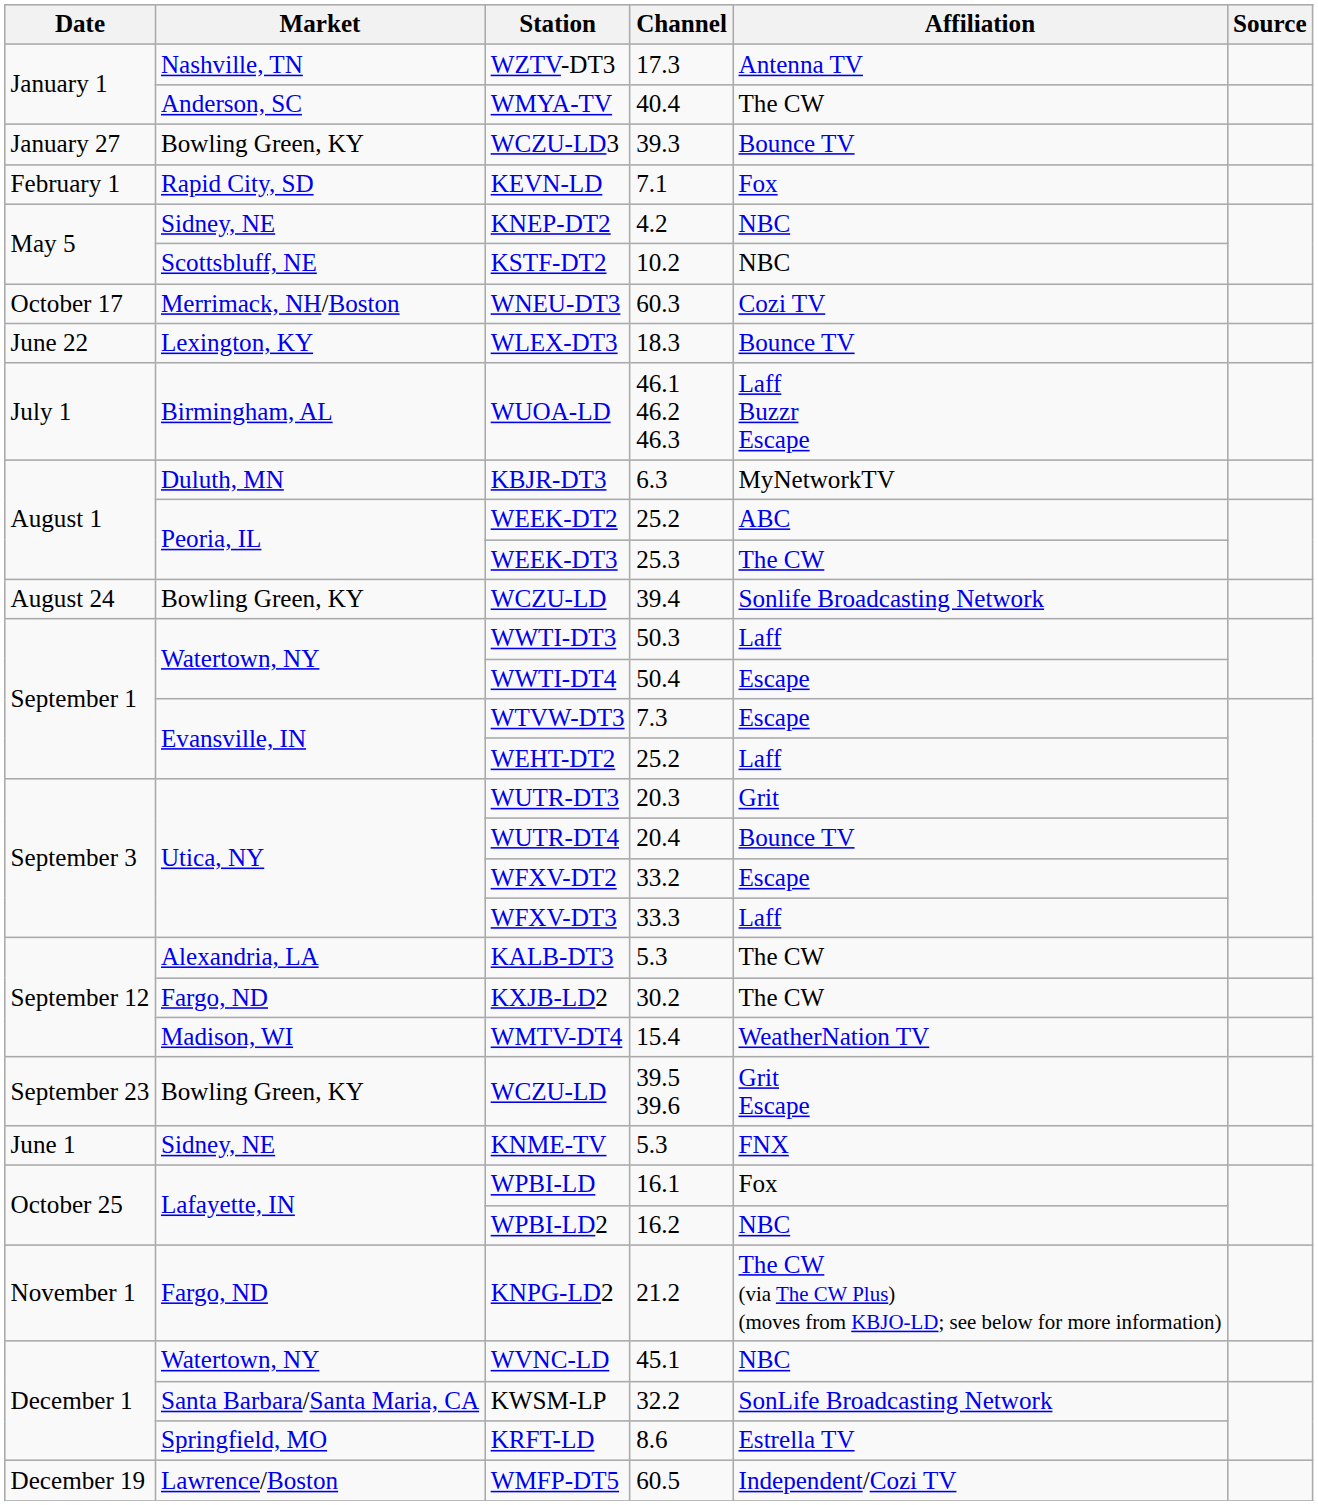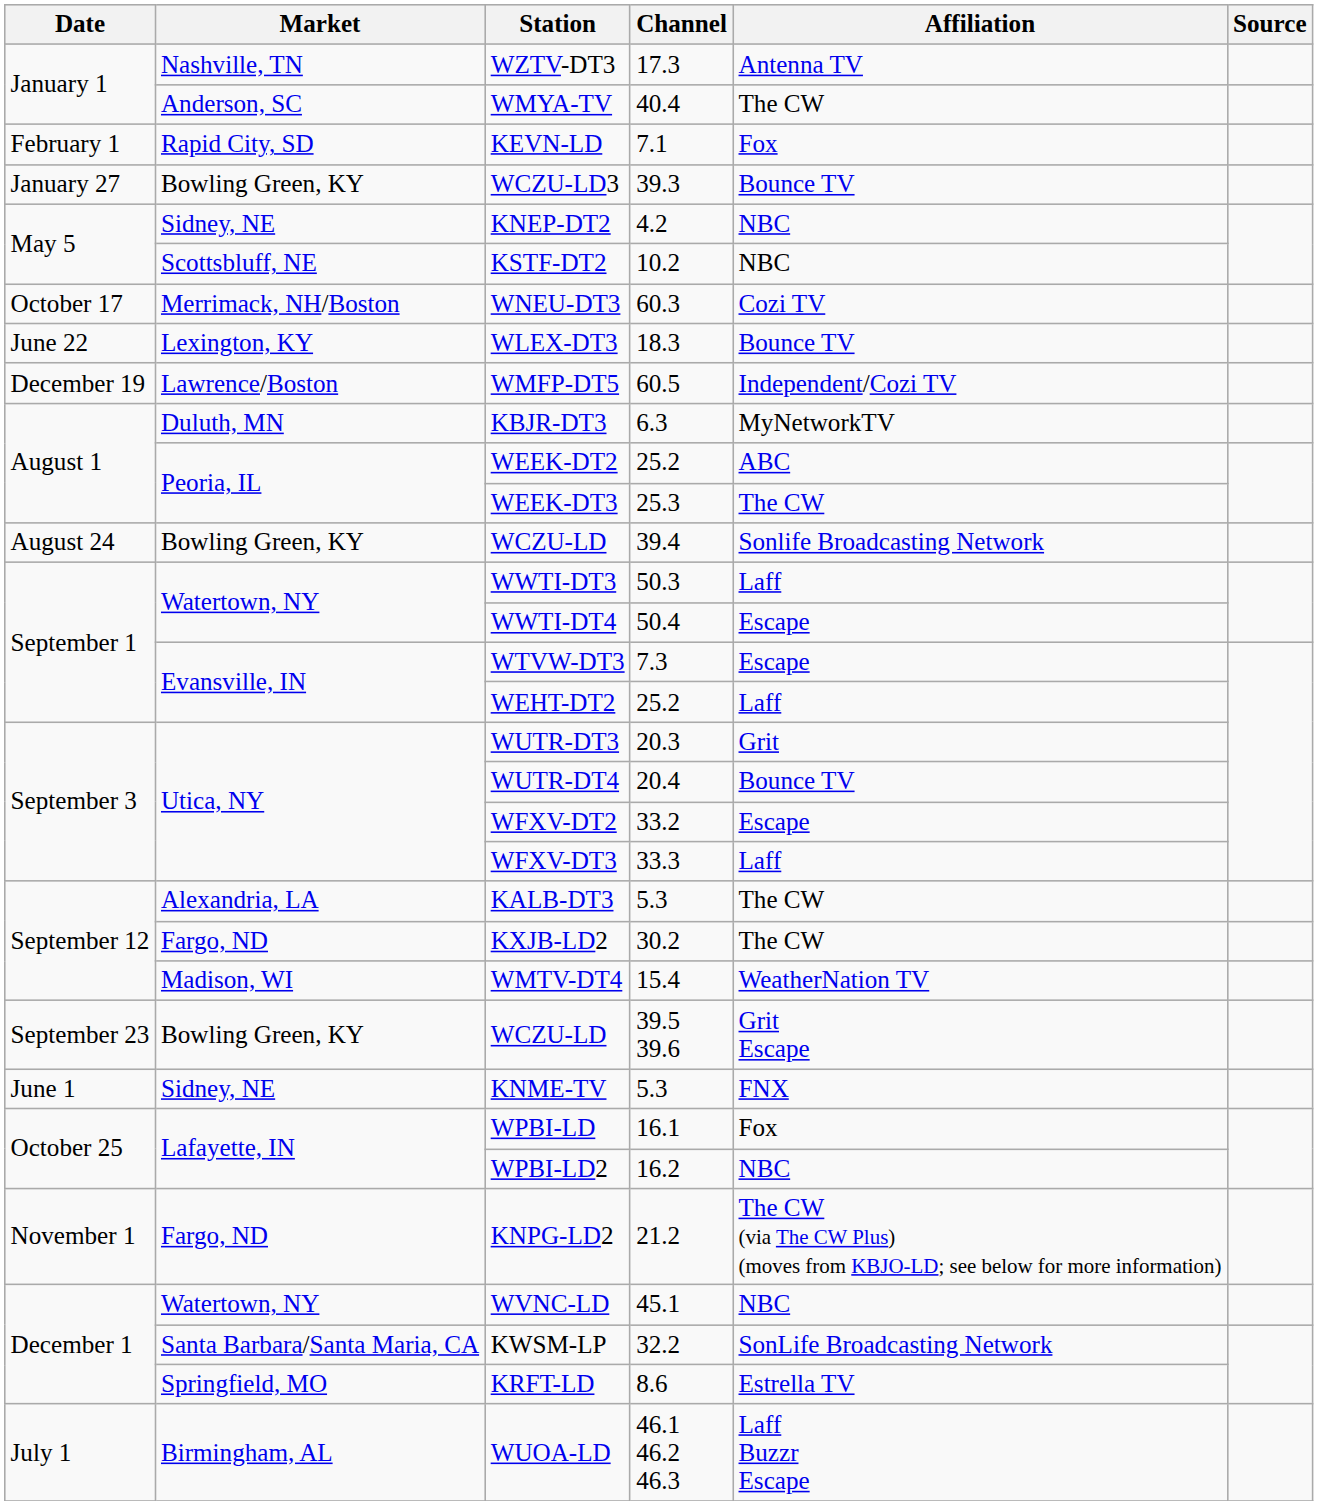rows swapped: (555, 143) <-> (546, 183)
rows swapped: (551, 411) <-> (555, 1480)
